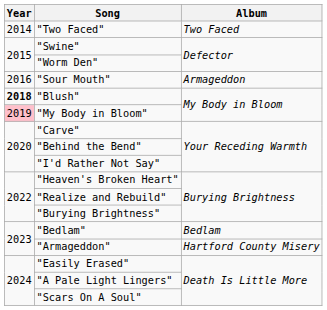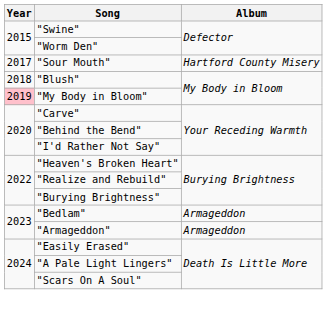- row: (70, 30)
(19, 80) 2016 -> (19, 63) 2017
(214, 80) Armageddon -> (252, 63) Hartford County Misery
(19, 96) bold -> (19, 80) normal
(202, 230) Bedlam -> (214, 214) Armageddon
(252, 247) Hartford County Misery -> (214, 230) Armageddon
